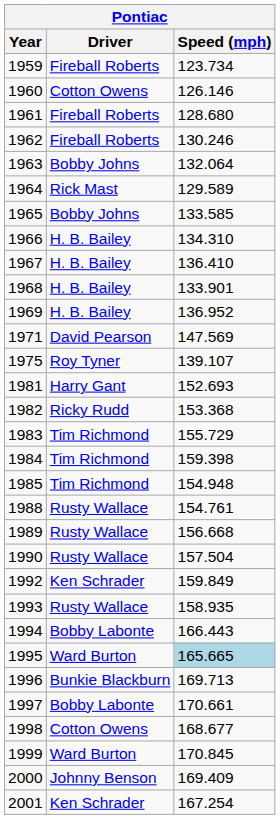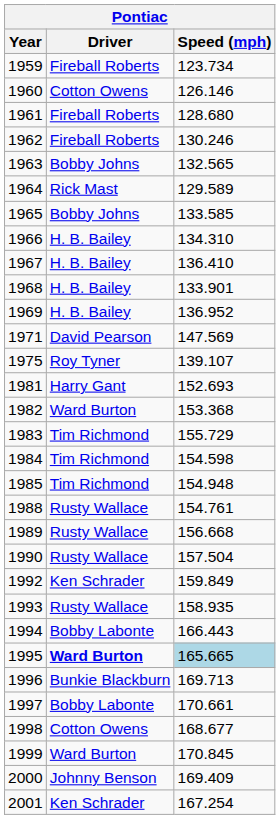(206, 164) 132.064 -> (206, 164) 132.565
(89, 410) Ricky Rudd -> (93, 410) Ward Burton
(206, 459) 159.398 -> (206, 459) 154.598
(93, 655) normal -> (96, 655) bold
